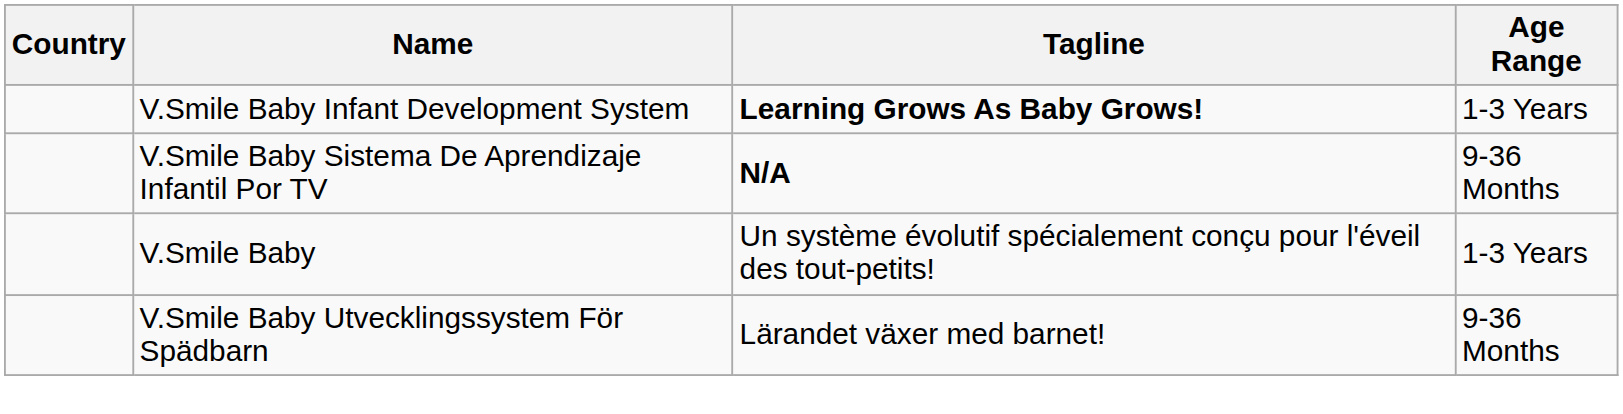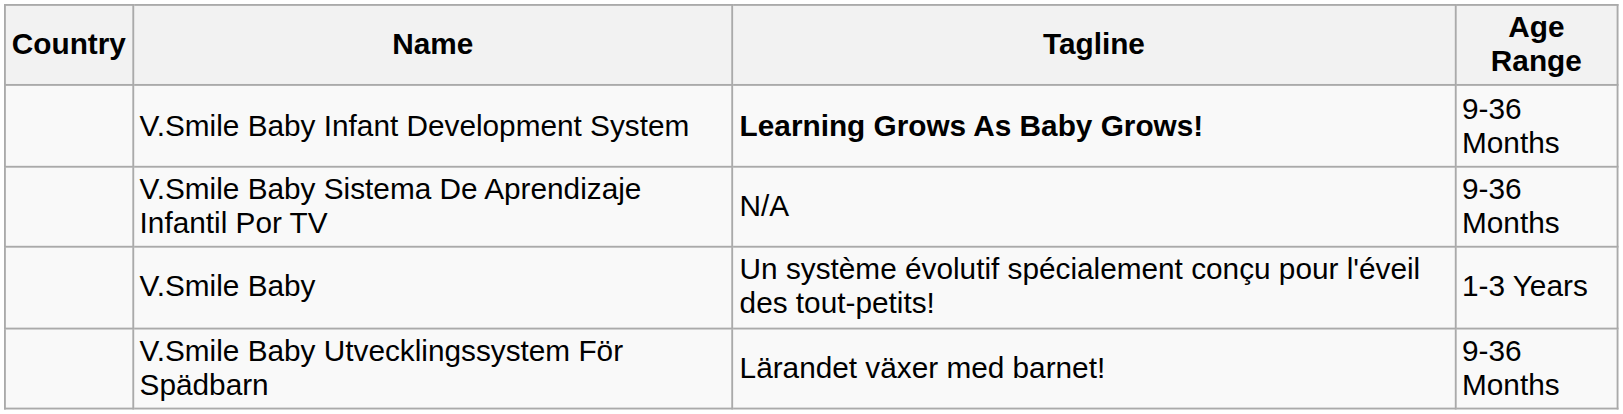(1525, 108) 1-3 Years -> (1511, 125) 9-36 Months
(765, 172) bold -> (764, 206) normal
